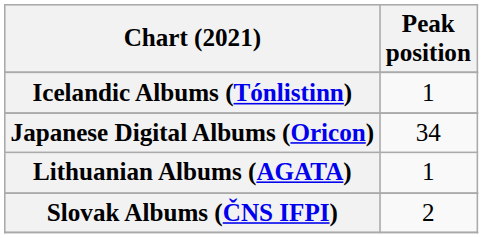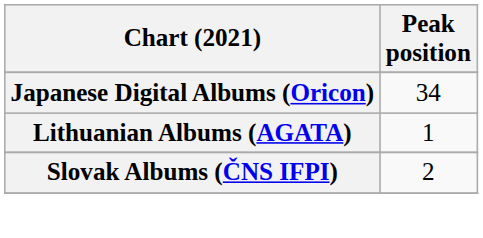- row: (192, 92)
